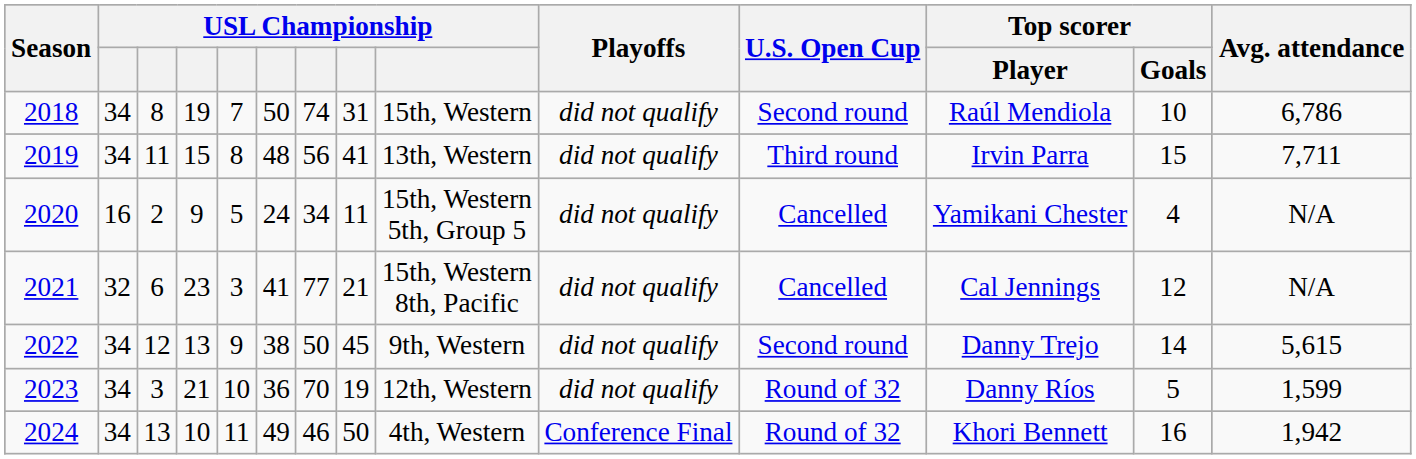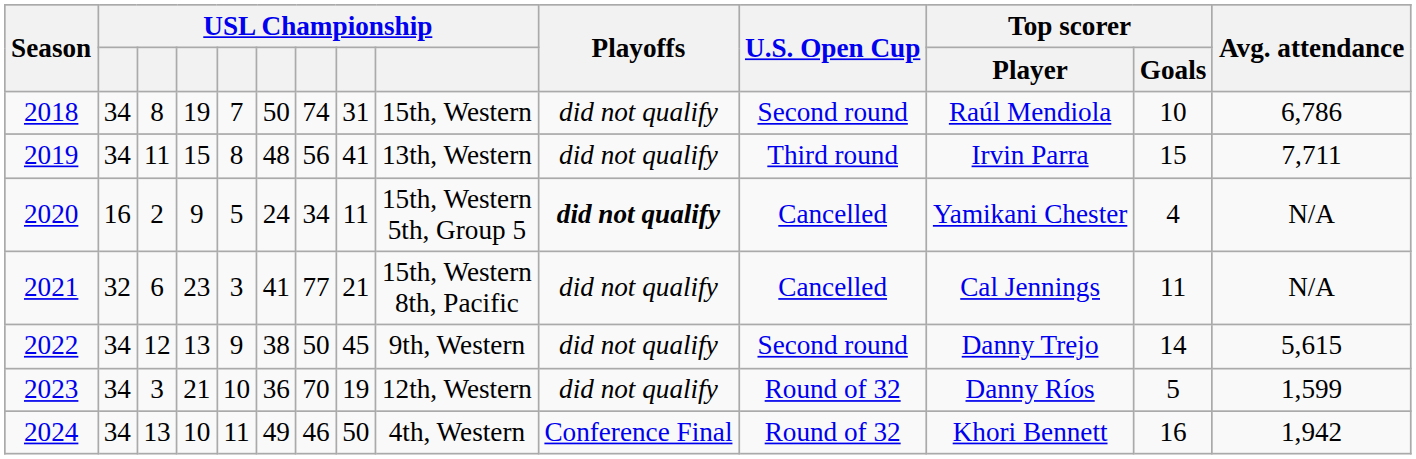(638, 213) normal -> (638, 213) bold
(1173, 287) 12 -> (1173, 287) 11
